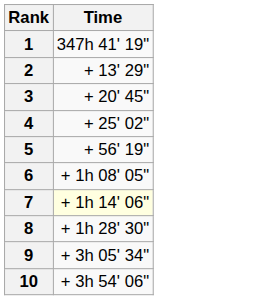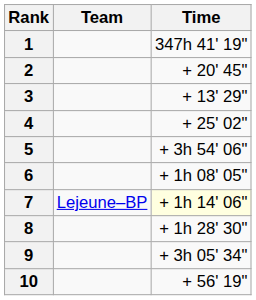+ column: (102, 17)
(117, 70) + 13' 29" -> (215, 70) + 20' 45"
(117, 96) + 20' 45" -> (215, 96) + 13' 29"
(117, 149) + 56' 19" -> (203, 149) + 3h 54' 06"
(105, 281) + 3h 54' 06" -> (215, 281) + 56' 19"
